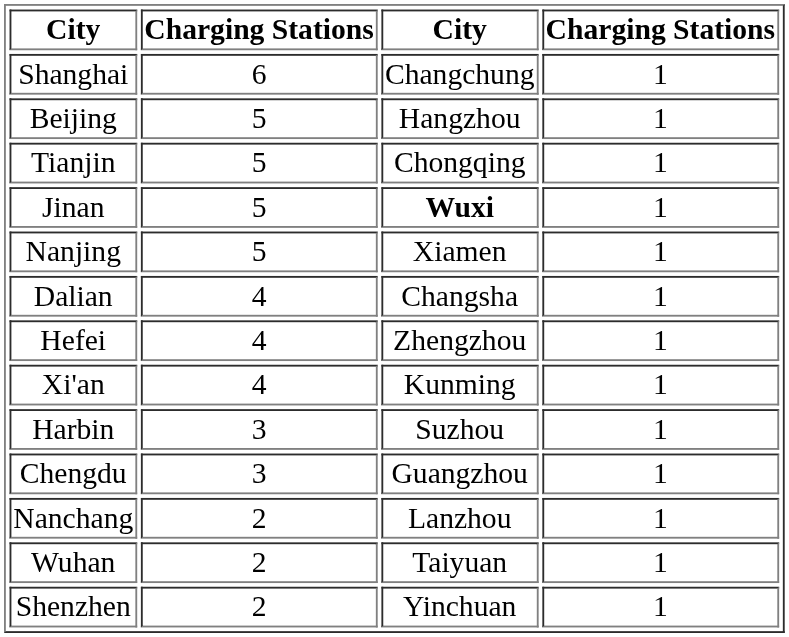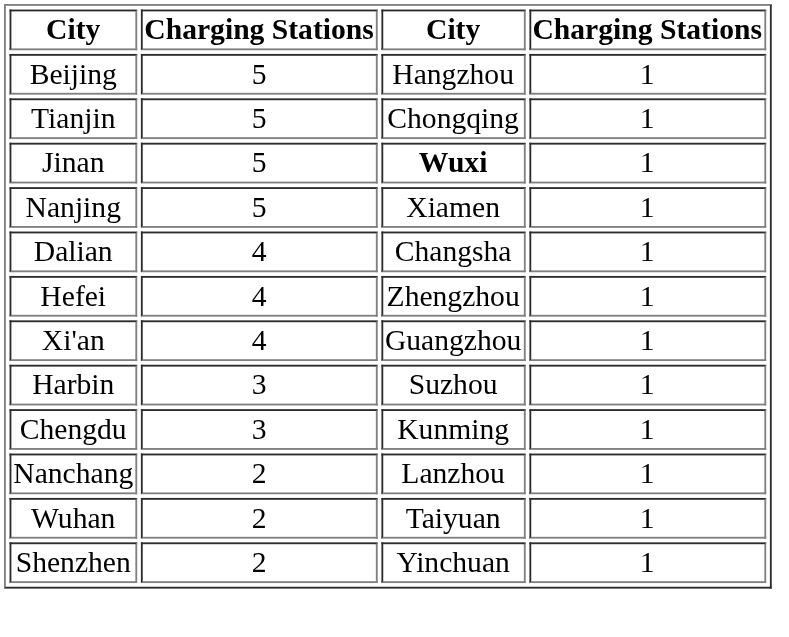- row: (73, 73)
(460, 384) Kunming -> (453, 340) Guangzhou
(460, 473) Guangzhou -> (453, 429) Kunming
